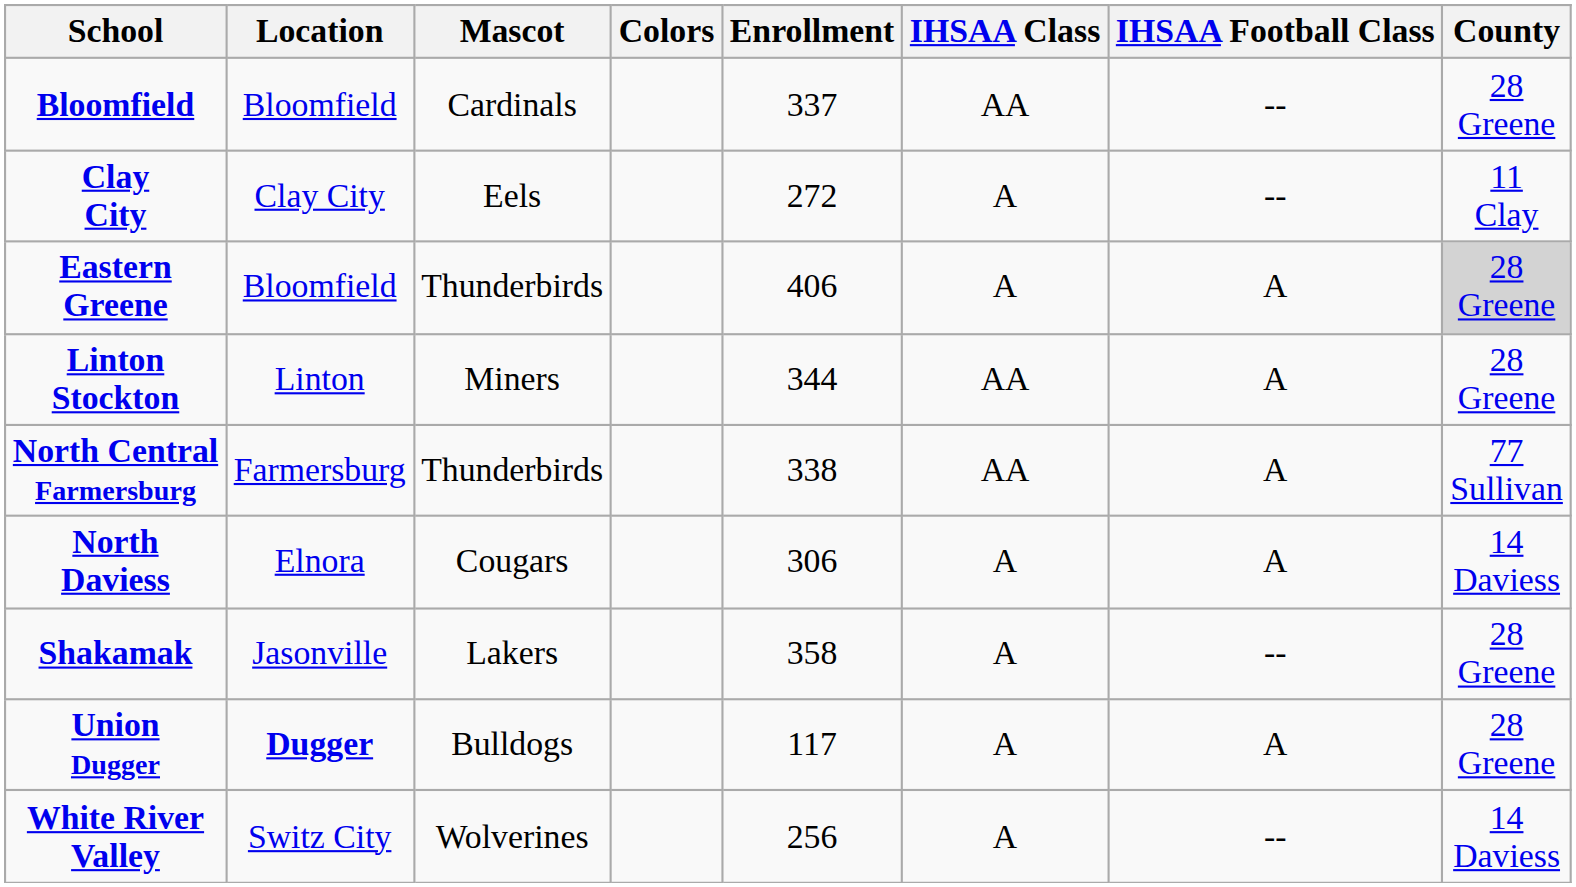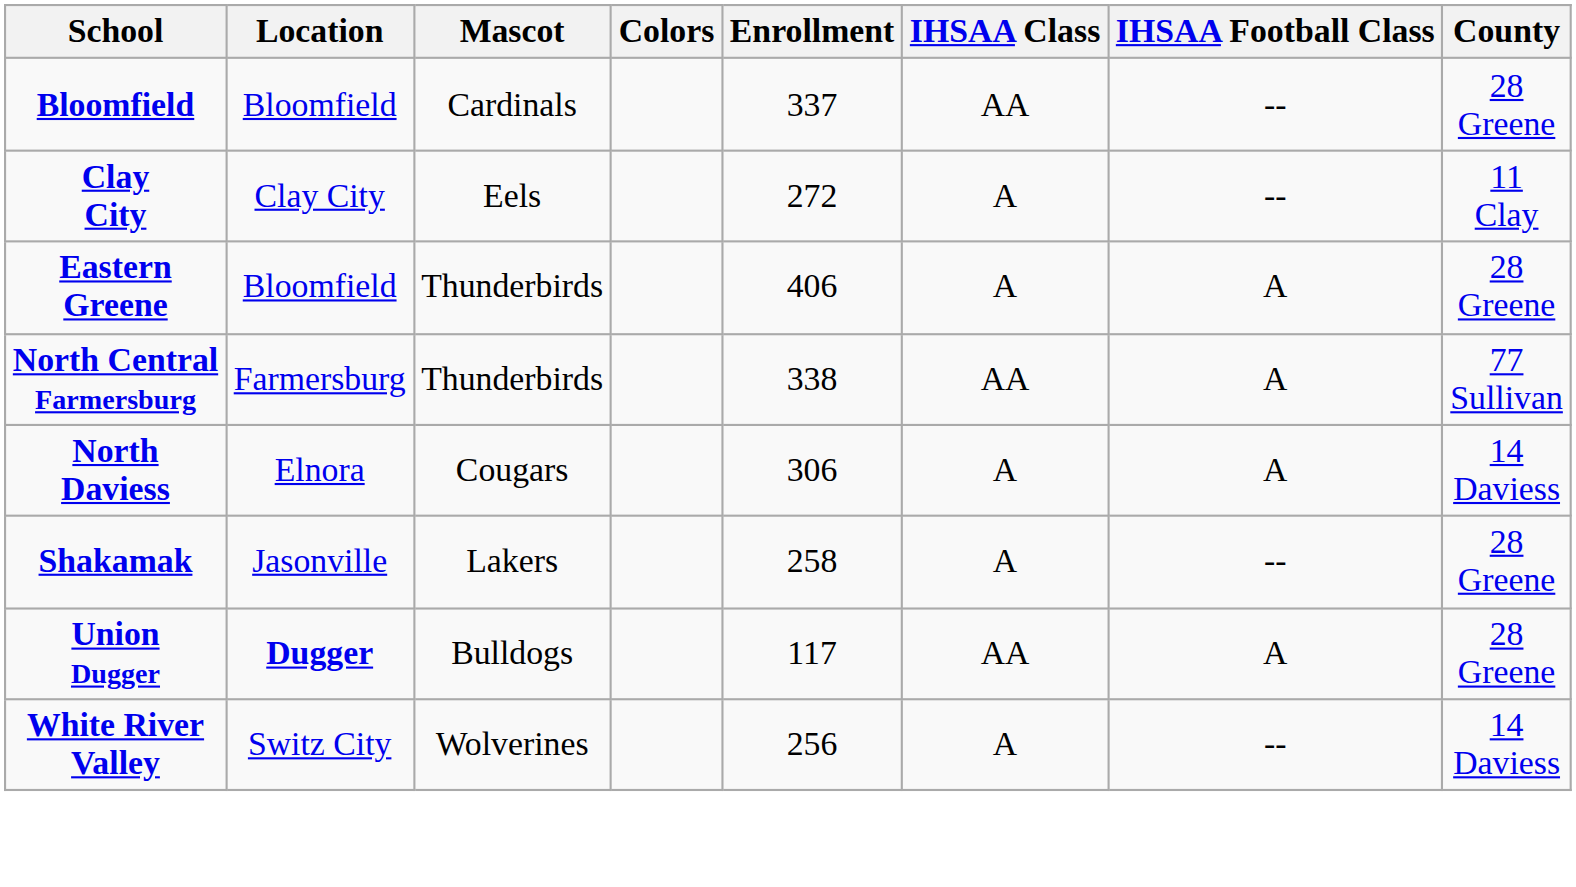(1507, 286) lightgrey background -> (1507, 286) no background
- row: (115, 378)
(812, 652) 358 -> (812, 561) 258
(1005, 744) A -> (1005, 652) AA
